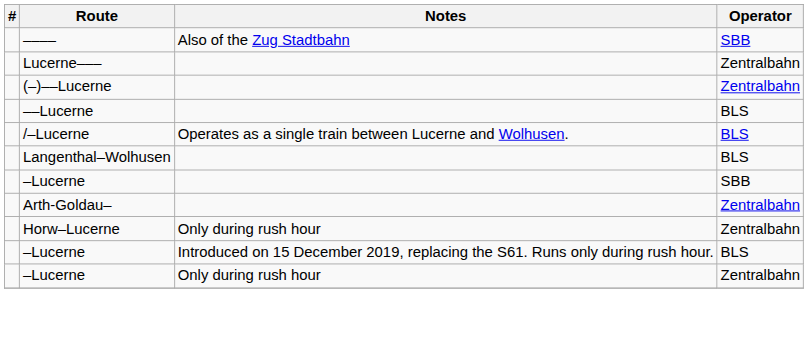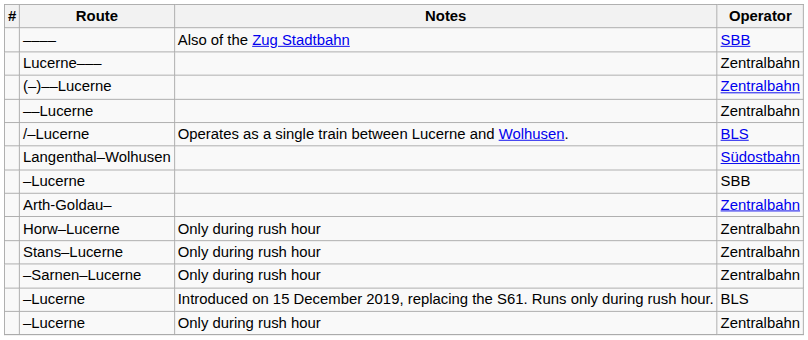(735, 110) BLS -> (760, 110) Zentralbahn
(735, 157) BLS -> (760, 157) Südostbahn
+ row: (73, 252)
+ row: (82, 275)
